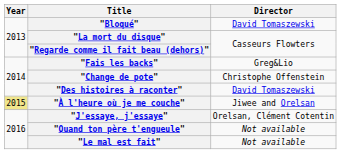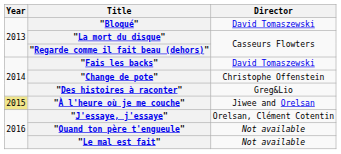(274, 63) Greg&Lio -> (274, 63) David Tomaszewski
(274, 90) David Tomaszewski -> (274, 90) Greg&Lio
